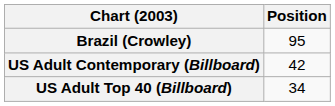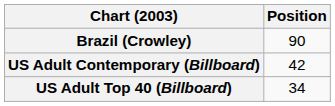(297, 40) 95 -> (297, 40) 90
